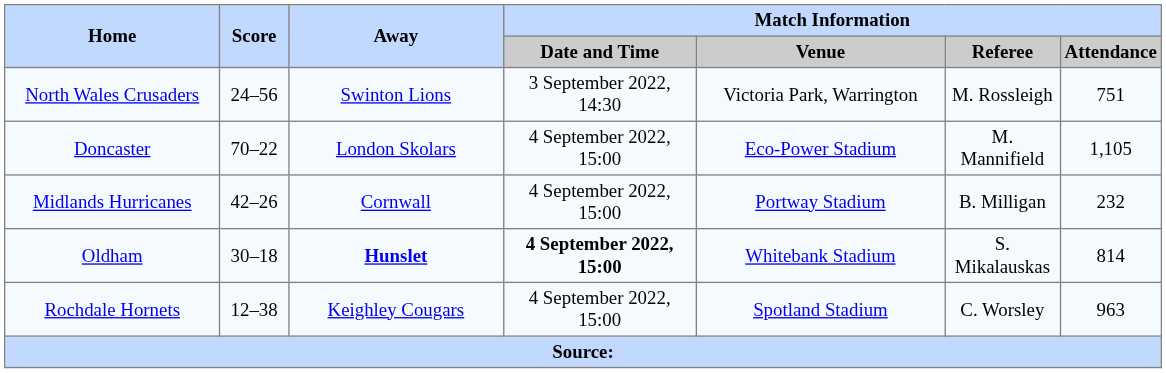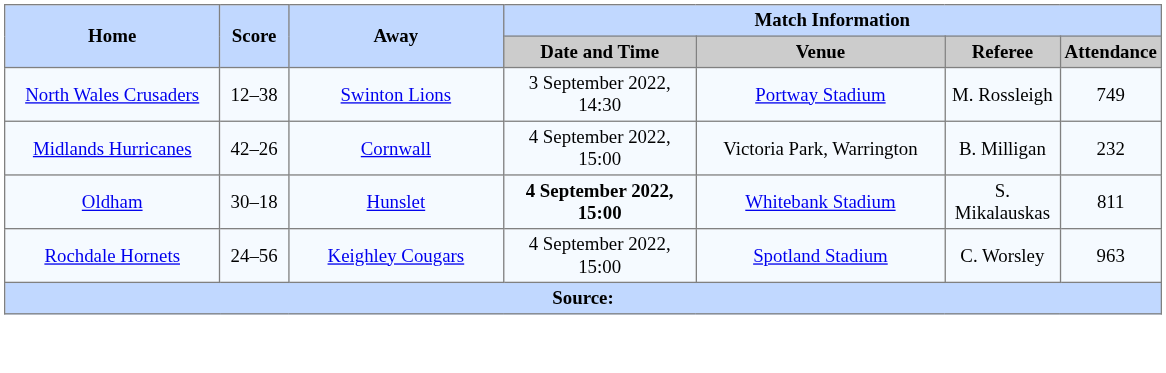(254, 94) 24–56 -> (254, 94) 12–38
(820, 94) Victoria Park, Warrington -> (820, 94) Portway Stadium
(1111, 94) 751 -> (1111, 94) 749
- row: (112, 147)
(820, 201) Portway Stadium -> (820, 147) Victoria Park, Warrington
(396, 255) bold -> (396, 201) normal
(1111, 255) 814 -> (1111, 201) 811
(254, 309) 12–38 -> (254, 255) 24–56
